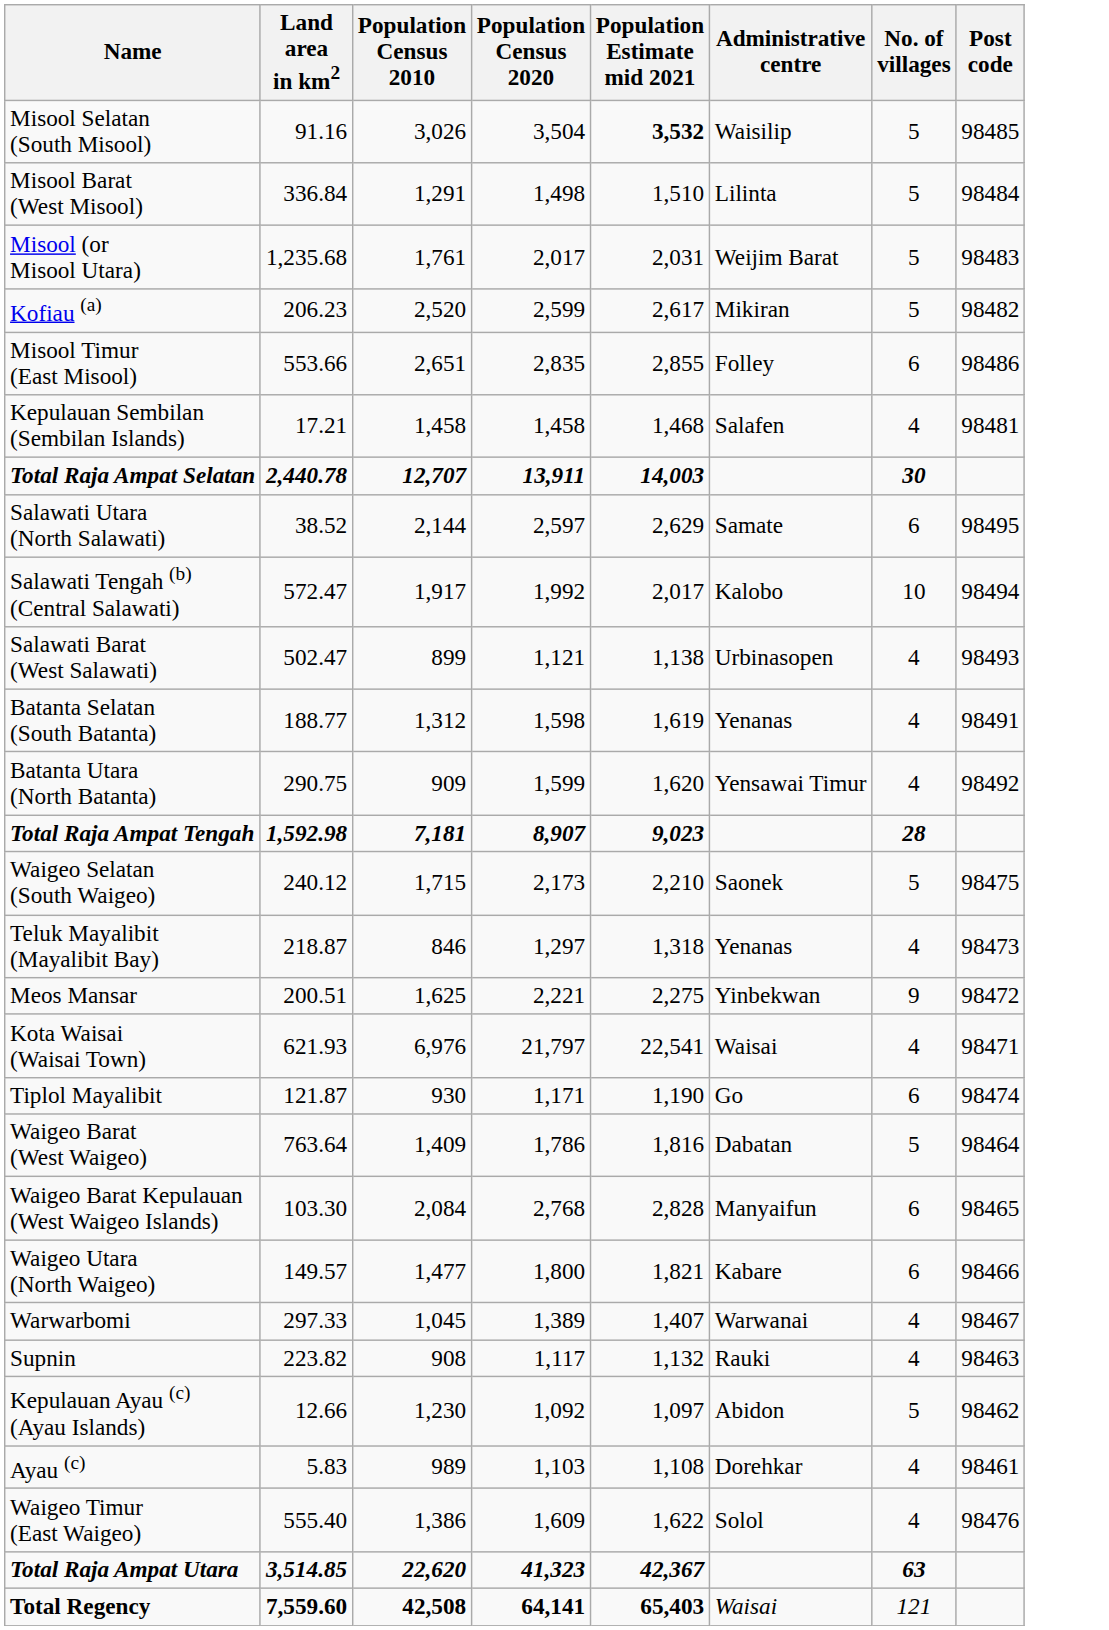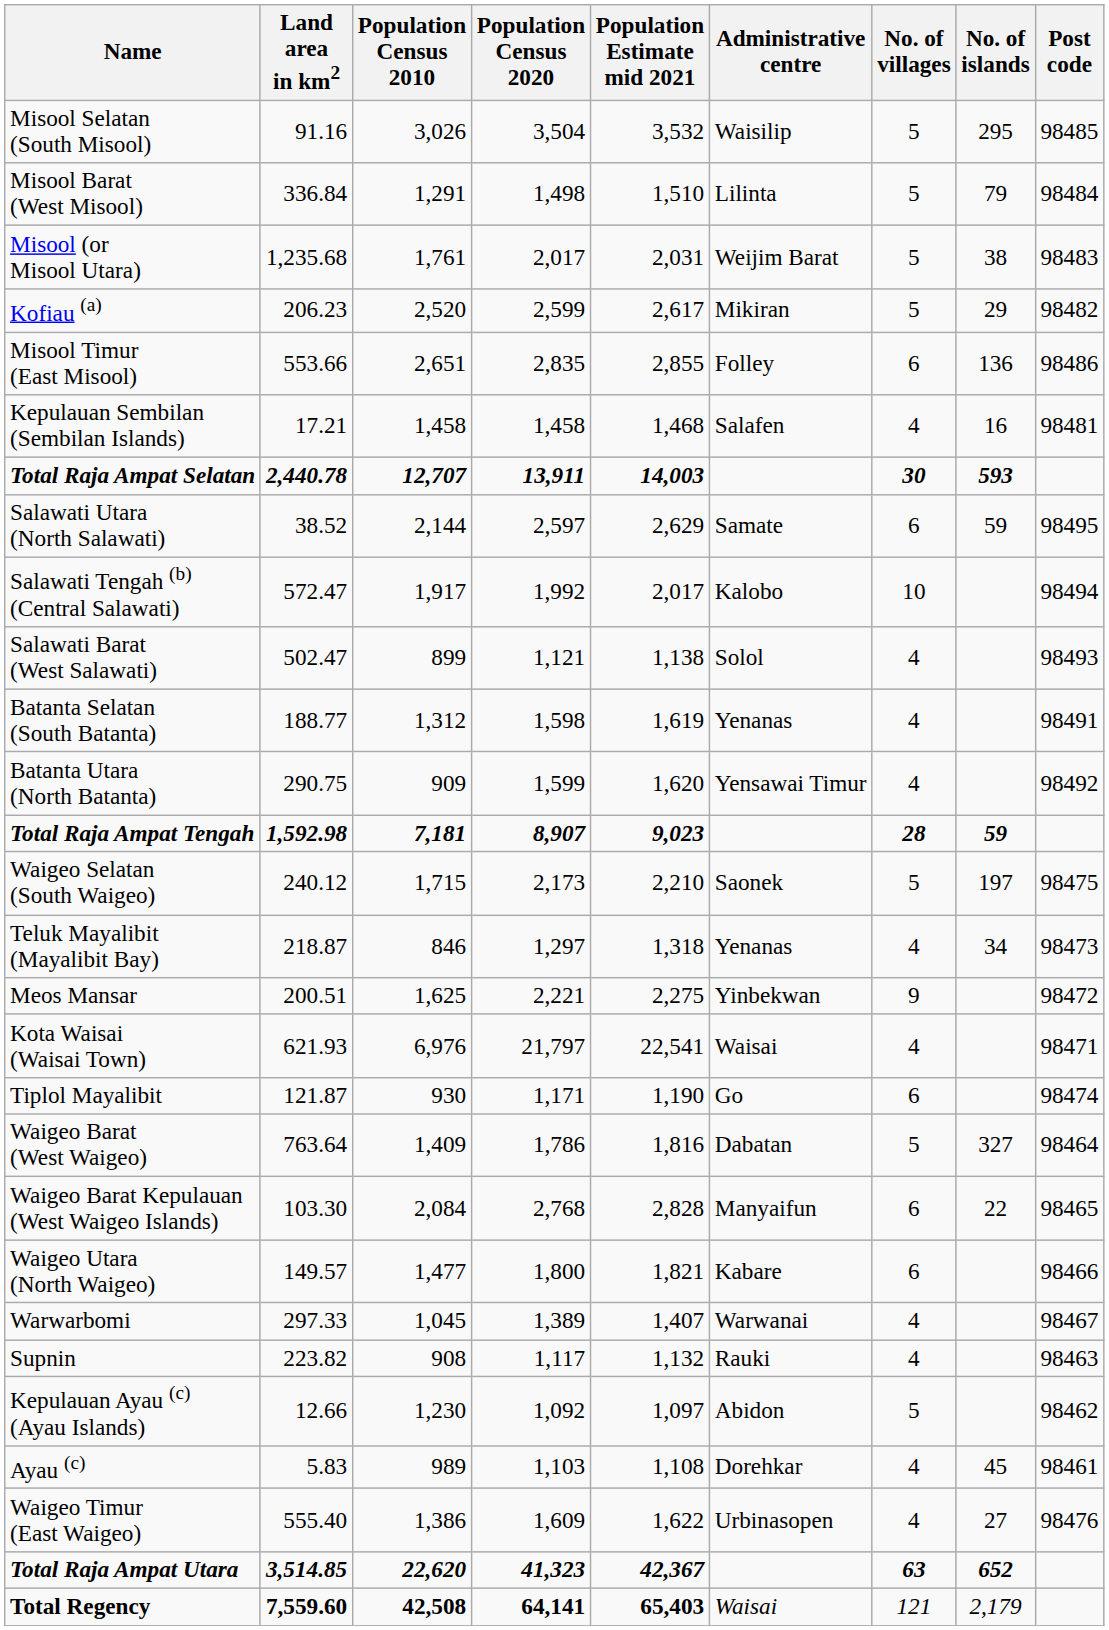+ column: (996, 52)
(678, 131) bold -> (678, 131) normal
(774, 657) Urbinasopen -> (739, 657) Solol
(739, 1519) Solol -> (774, 1519) Urbinasopen
